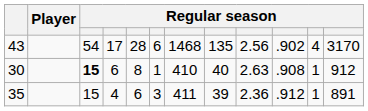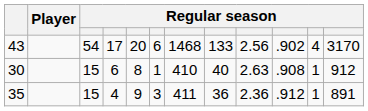(138, 46) 28 -> (138, 46) 20
(221, 46) 135 -> (221, 46) 133
(91, 70) bold -> (91, 70) normal
(138, 93) 6 -> (138, 93) 9
(221, 93) 39 -> (221, 93) 36
